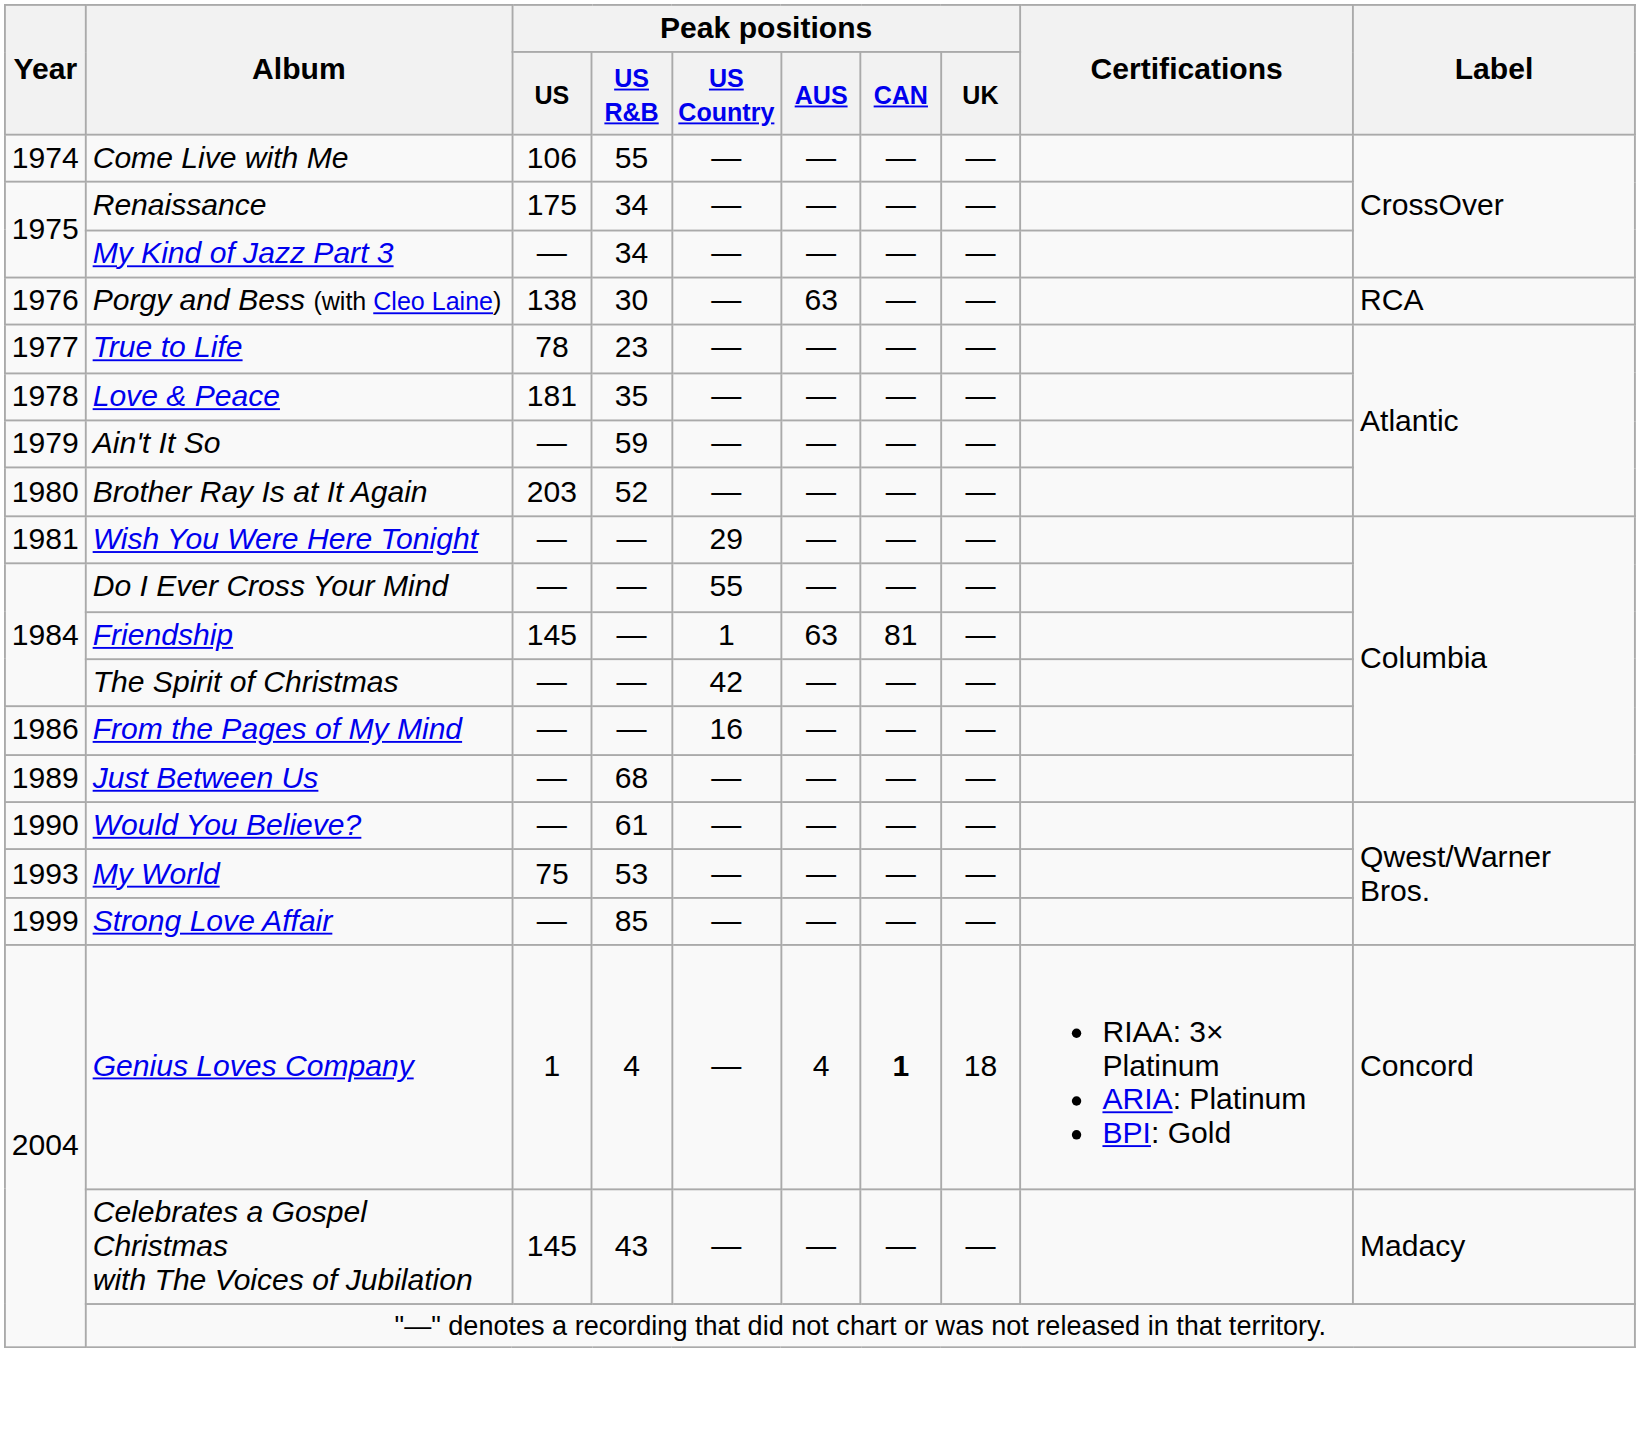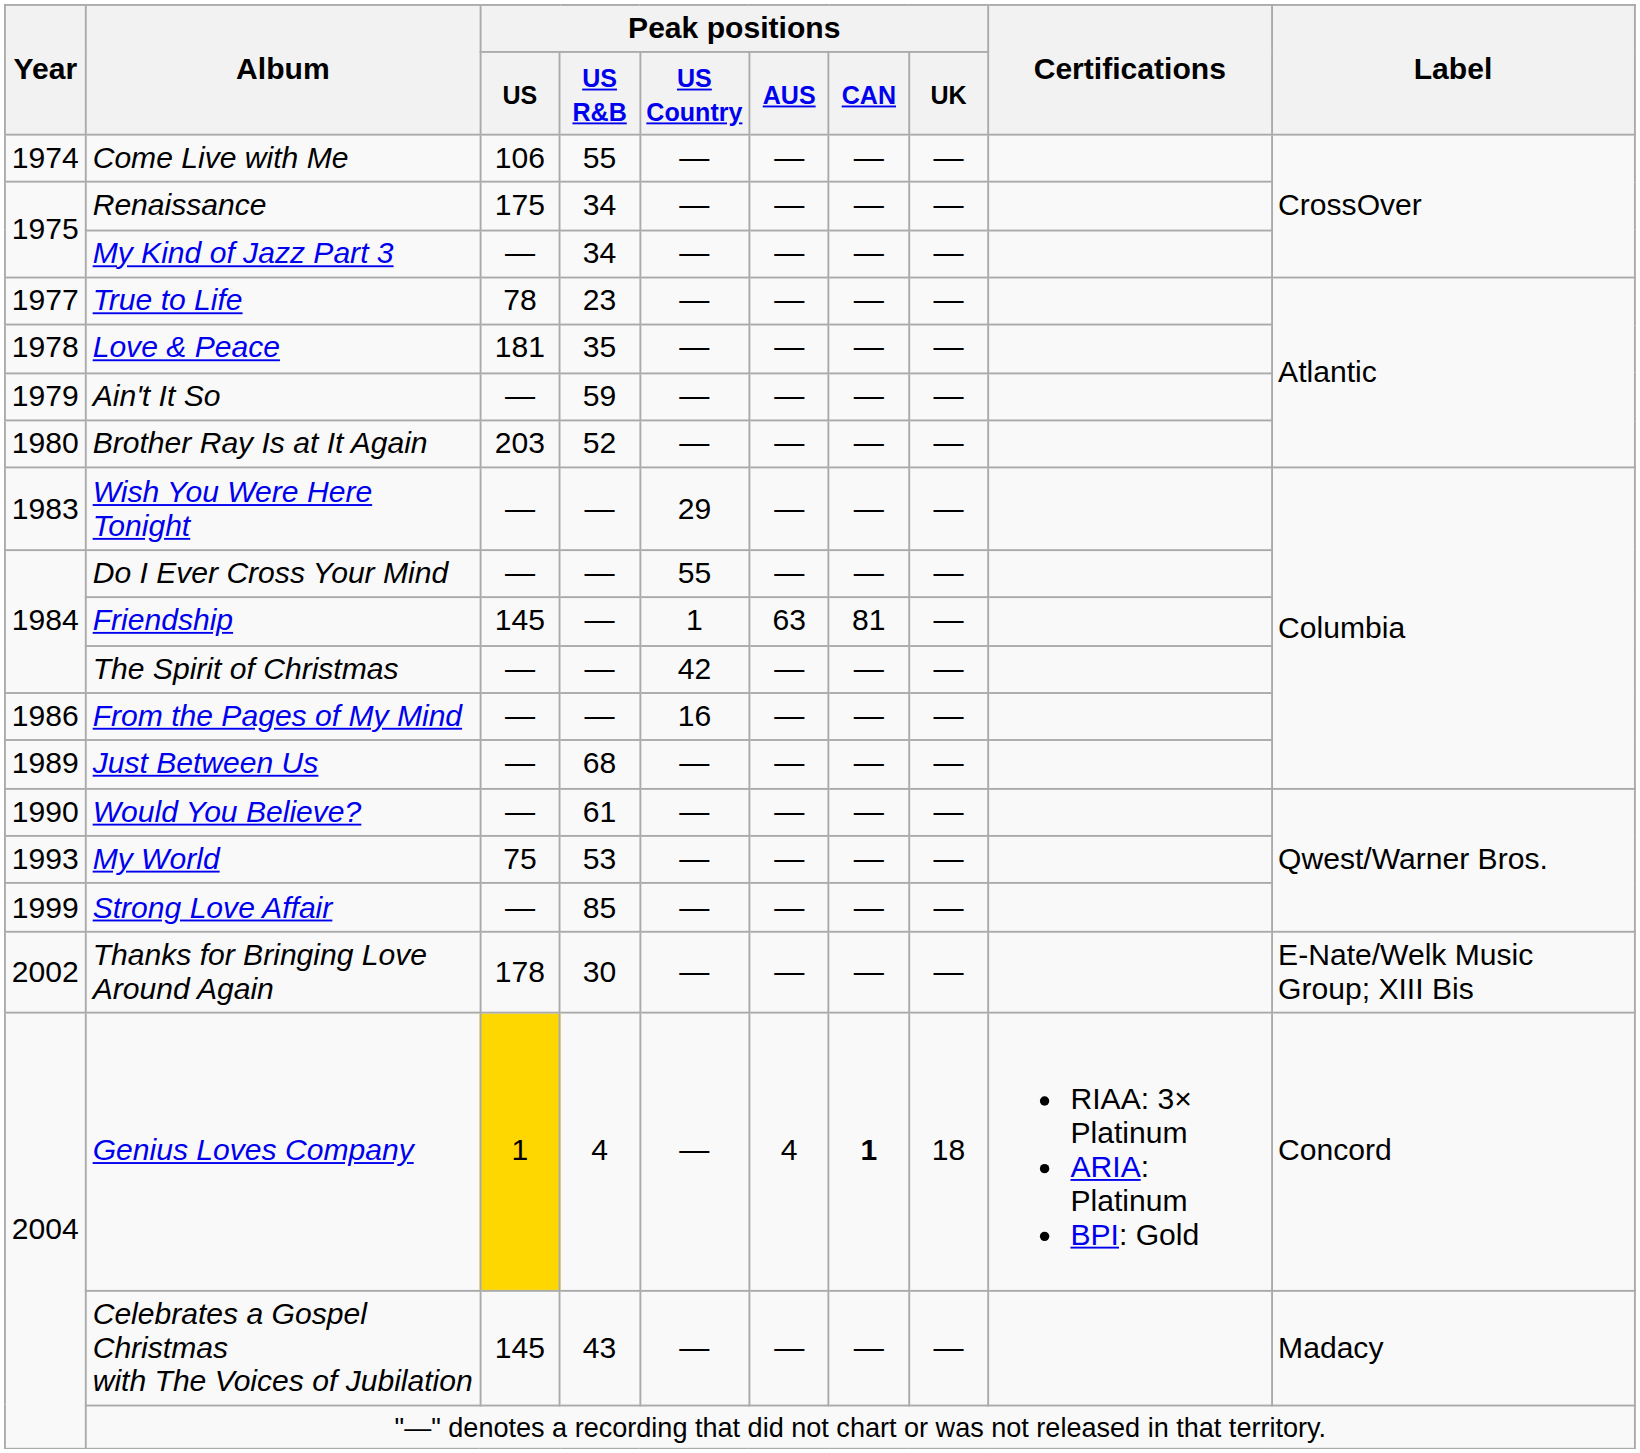- row: (297, 300)
(45, 539) 1981 -> (45, 508) 1983
+ row: (260, 971)
(552, 1066) no background -> (520, 1150) gold background
